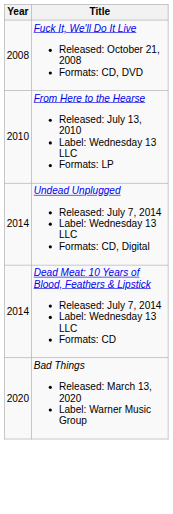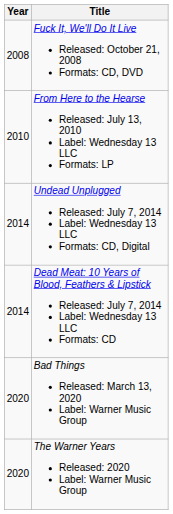+ row: (100, 469)
